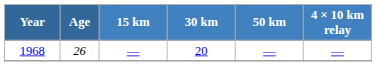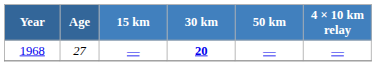(80, 50) 26 -> (80, 50) 27
(201, 50) normal -> (201, 50) bold
